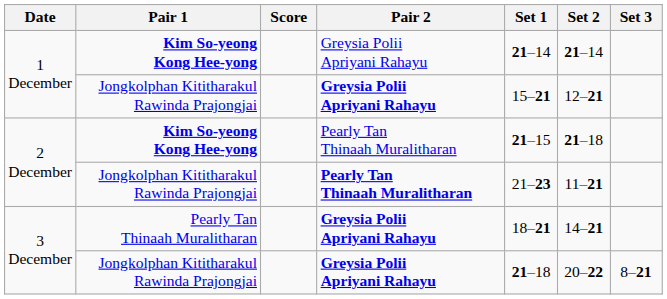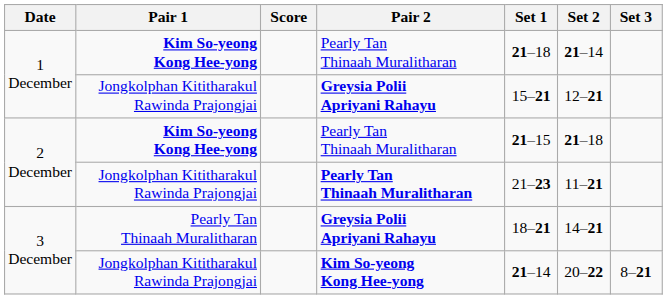(374, 52) Greysia Polii Apriyani Rahayu -> (389, 52) Pearly Tan Thinaah Muralitharan
(531, 52) 21–14 -> (531, 52) 21–18
(378, 272) Greysia Polii Apriyani Rahayu -> (372, 272) Kim So-yeong Kong Hee-yong
(531, 272) 21–18 -> (531, 272) 21–14
